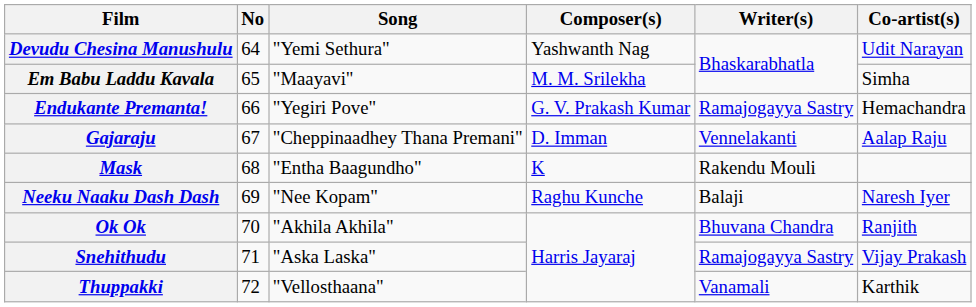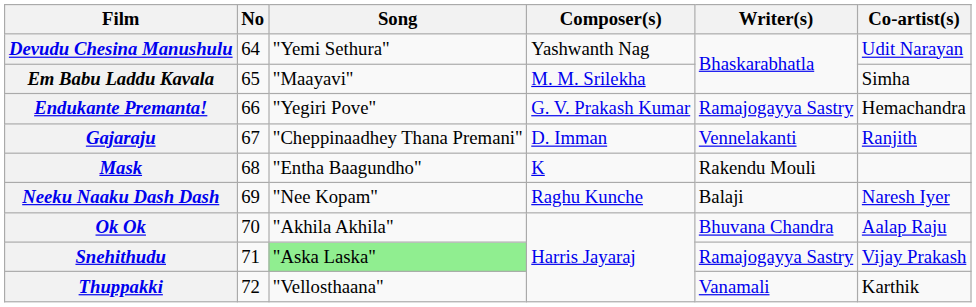(904, 138) Aalap Raju -> (889, 138) Ranjith
(889, 227) Ranjith -> (904, 227) Aalap Raju
(324, 256) no background -> (324, 256) lightgreen background
